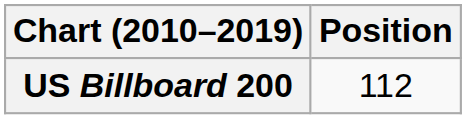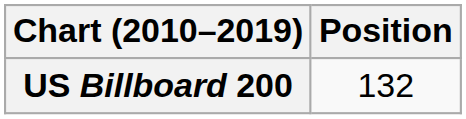(386, 85) 112 -> (386, 85) 132
